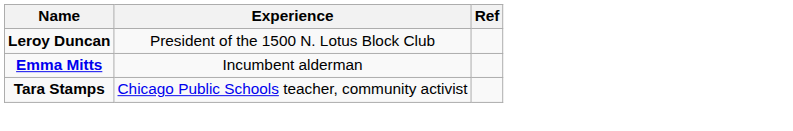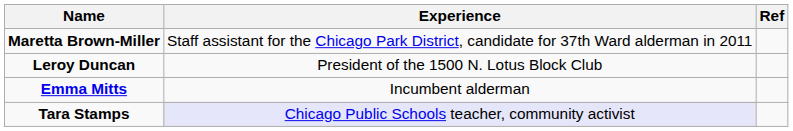+ row: (84, 41)
(293, 89) no background -> (460, 114) lavender background
